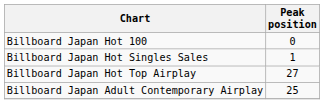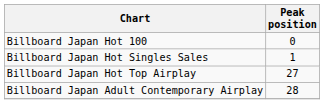(292, 90) 25 -> (292, 90) 28
